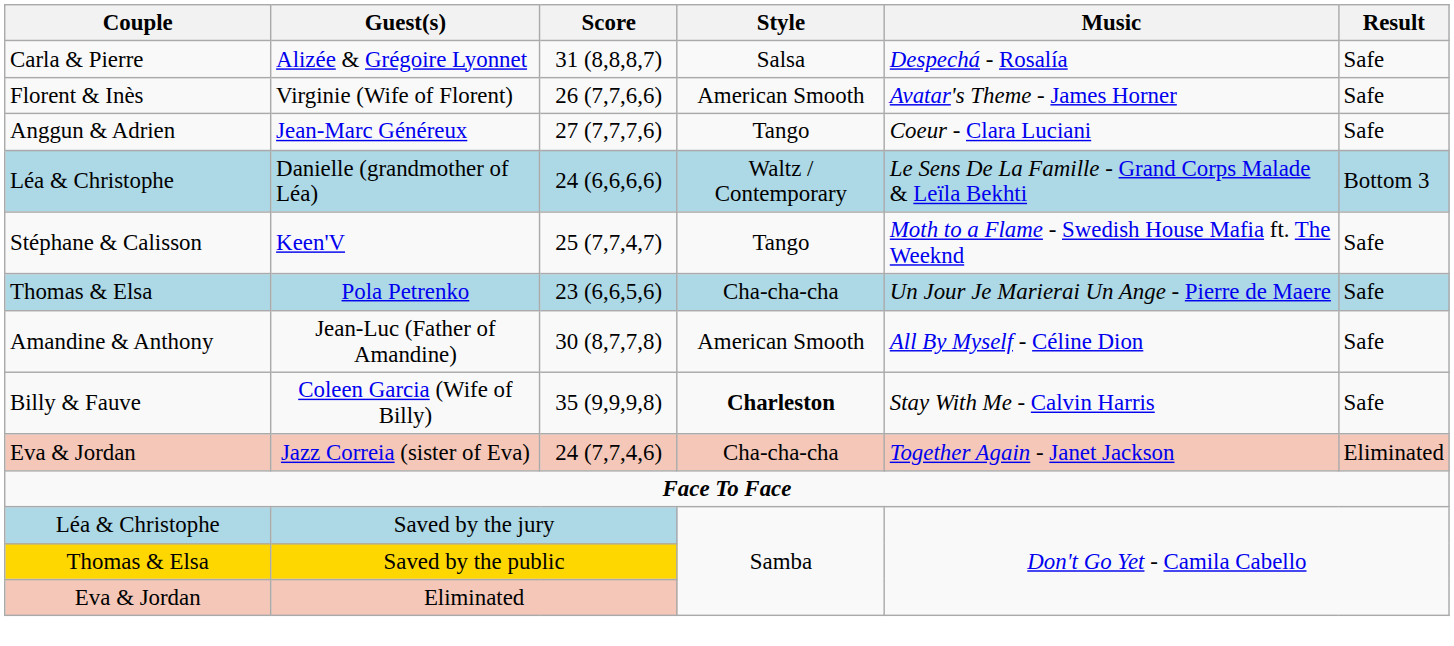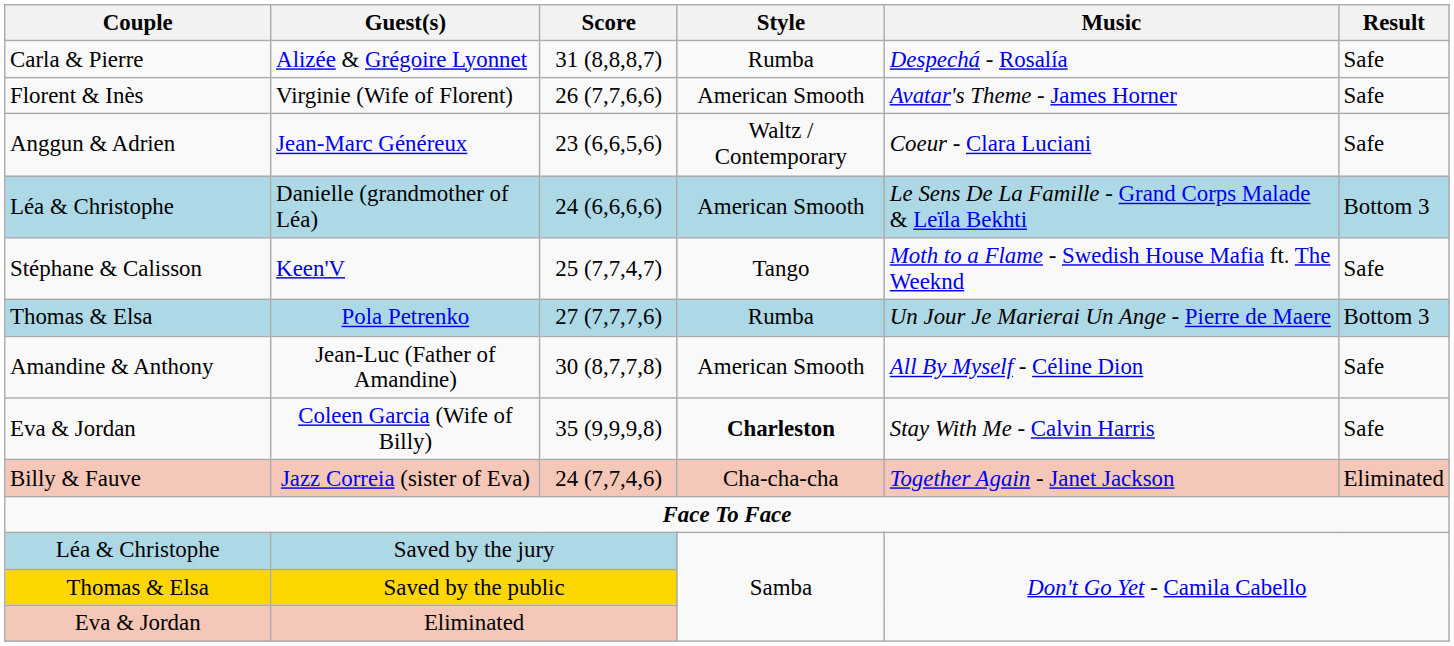(781, 58) Salsa -> (781, 58) Rumba
(609, 131) 27 (7,7,7,6) -> (609, 144) 23 (6,6,5,6)
(781, 131) Tango -> (781, 144) Waltz / Contemporary
(781, 180) Waltz / Contemporary -> (781, 206) American Smooth
(609, 291) 23 (6,6,5,6) -> (609, 317) 27 (7,7,7,6)
(781, 291) Cha-cha-cha -> (781, 317) Rumba
(1364, 291) Safe -> (1386, 317) Bottom 3
(75, 403) Billy & Fauve -> (73, 428) Eva & Jordan
(73, 452) Eva & Jordan -> (75, 477) Billy & Fauve
